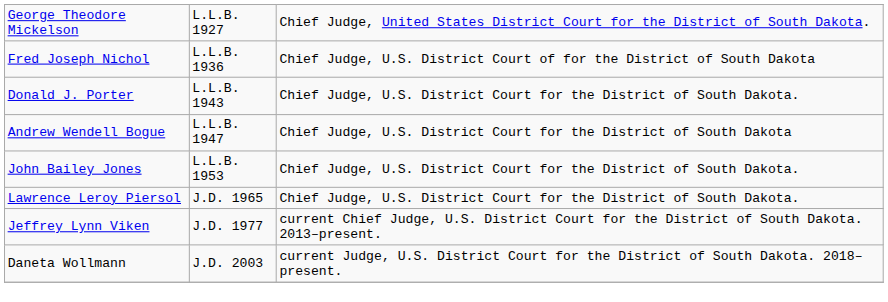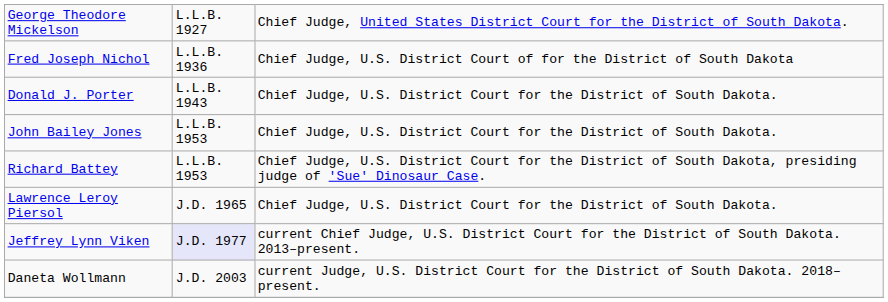- row: (86, 132)
+ row: (63, 169)
(228, 227) no background -> (211, 242) lavender background
